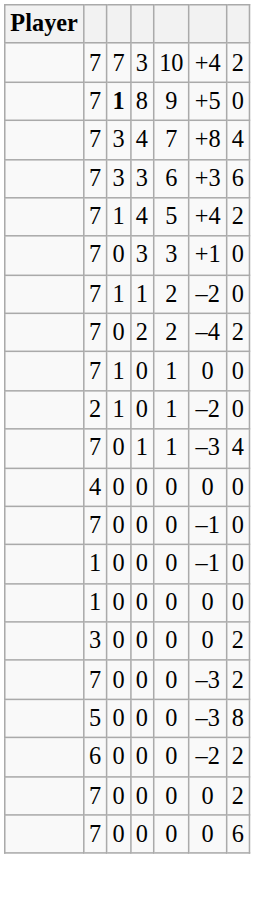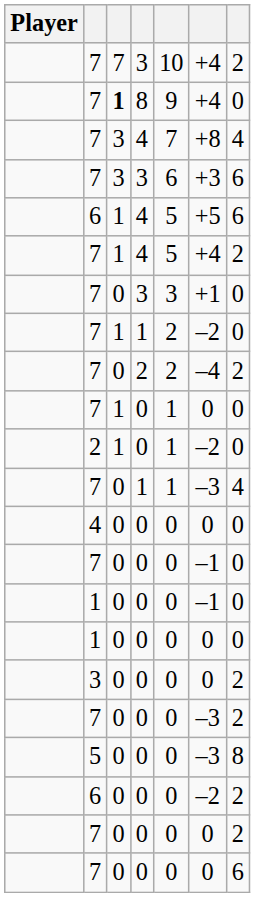(208, 100) +5 -> (208, 100) +4
+ row: (95, 216)
